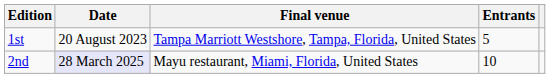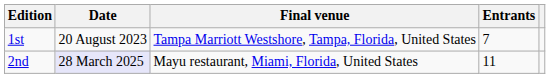(486, 39) 5 -> (486, 39) 7
(489, 62) 10 -> (489, 62) 11
